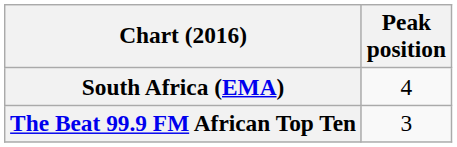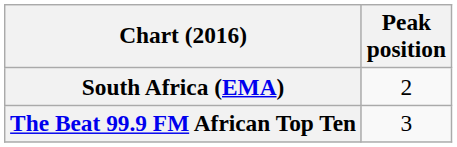(406, 86) 4 -> (406, 86) 2
